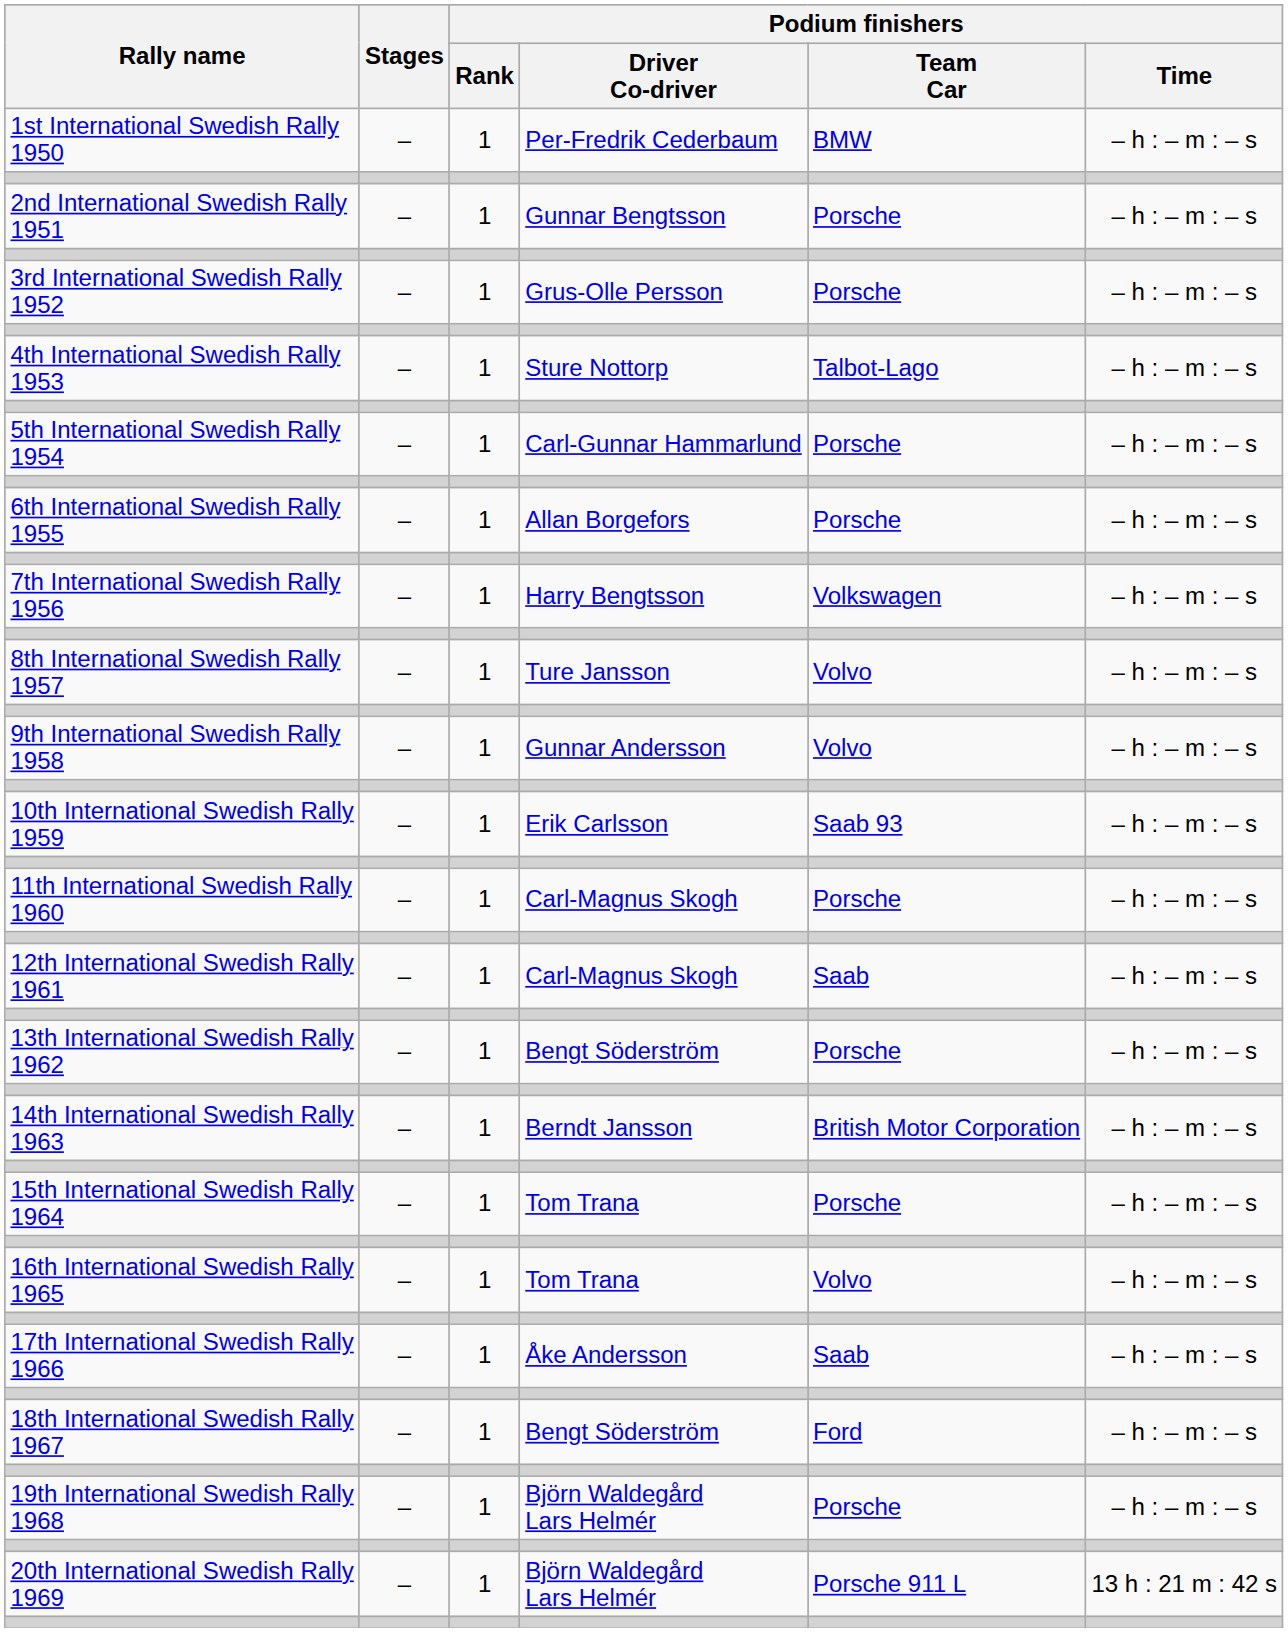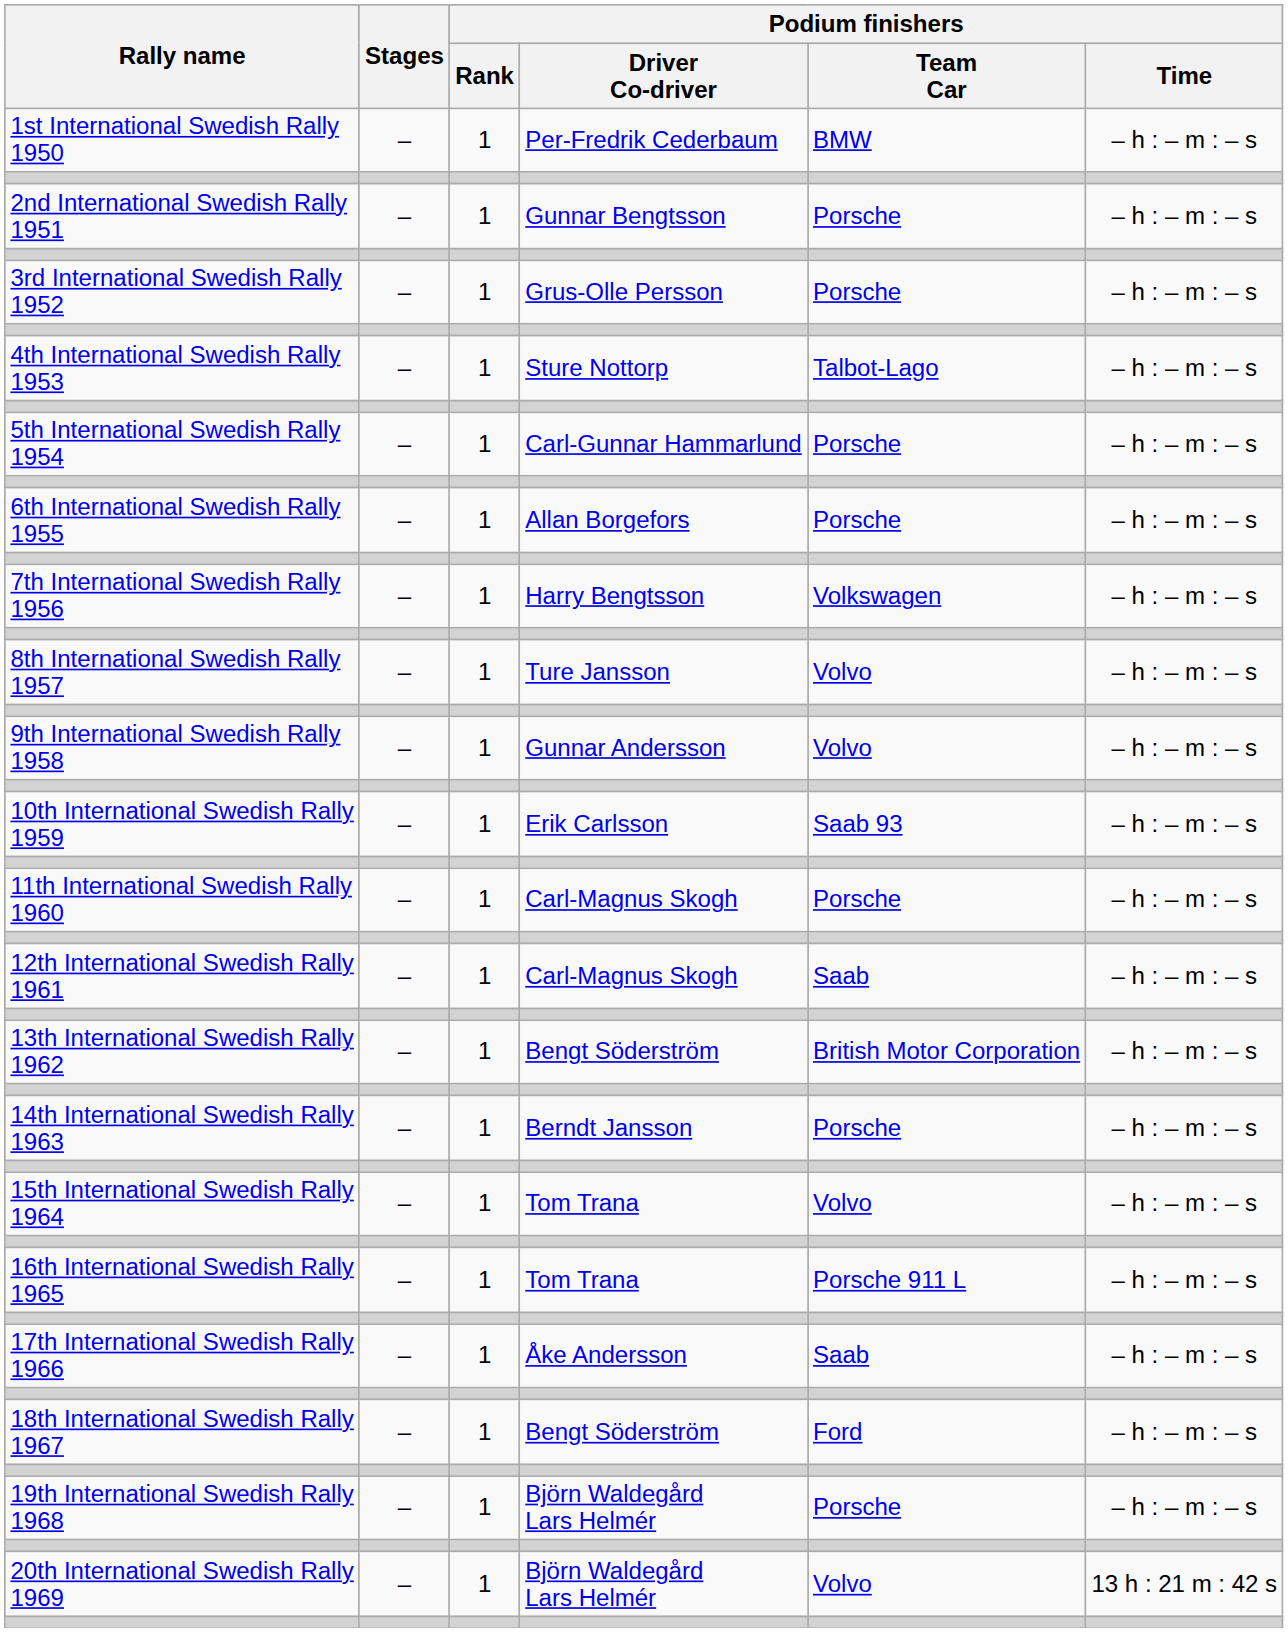(857, 1052) Porsche -> (947, 1052) British Motor Corporation
(947, 1128) British Motor Corporation -> (857, 1128) Porsche
(857, 1204) Porsche -> (842, 1204) Volvo
(842, 1280) Volvo -> (890, 1280) Porsche 911 L
(890, 1584) Porsche 911 L -> (842, 1584) Volvo
